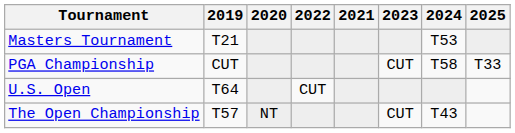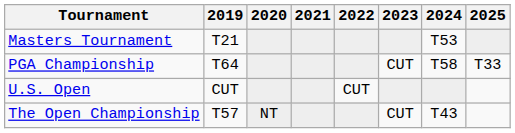columns swapped: (356, 17) <-> (313, 17)
(225, 66) CUT -> (225, 66) T64
(225, 91) T64 -> (225, 91) CUT
